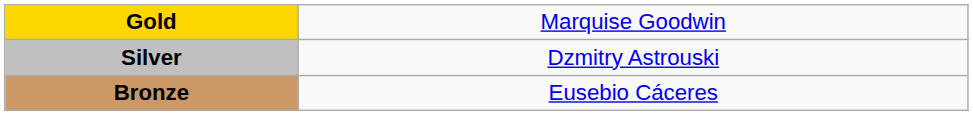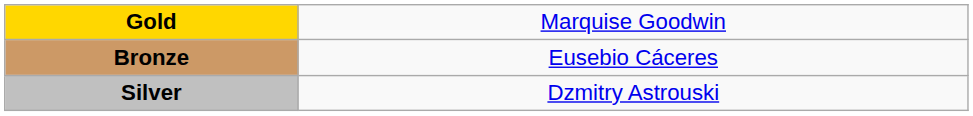rows swapped: (151, 57) <-> (151, 92)
